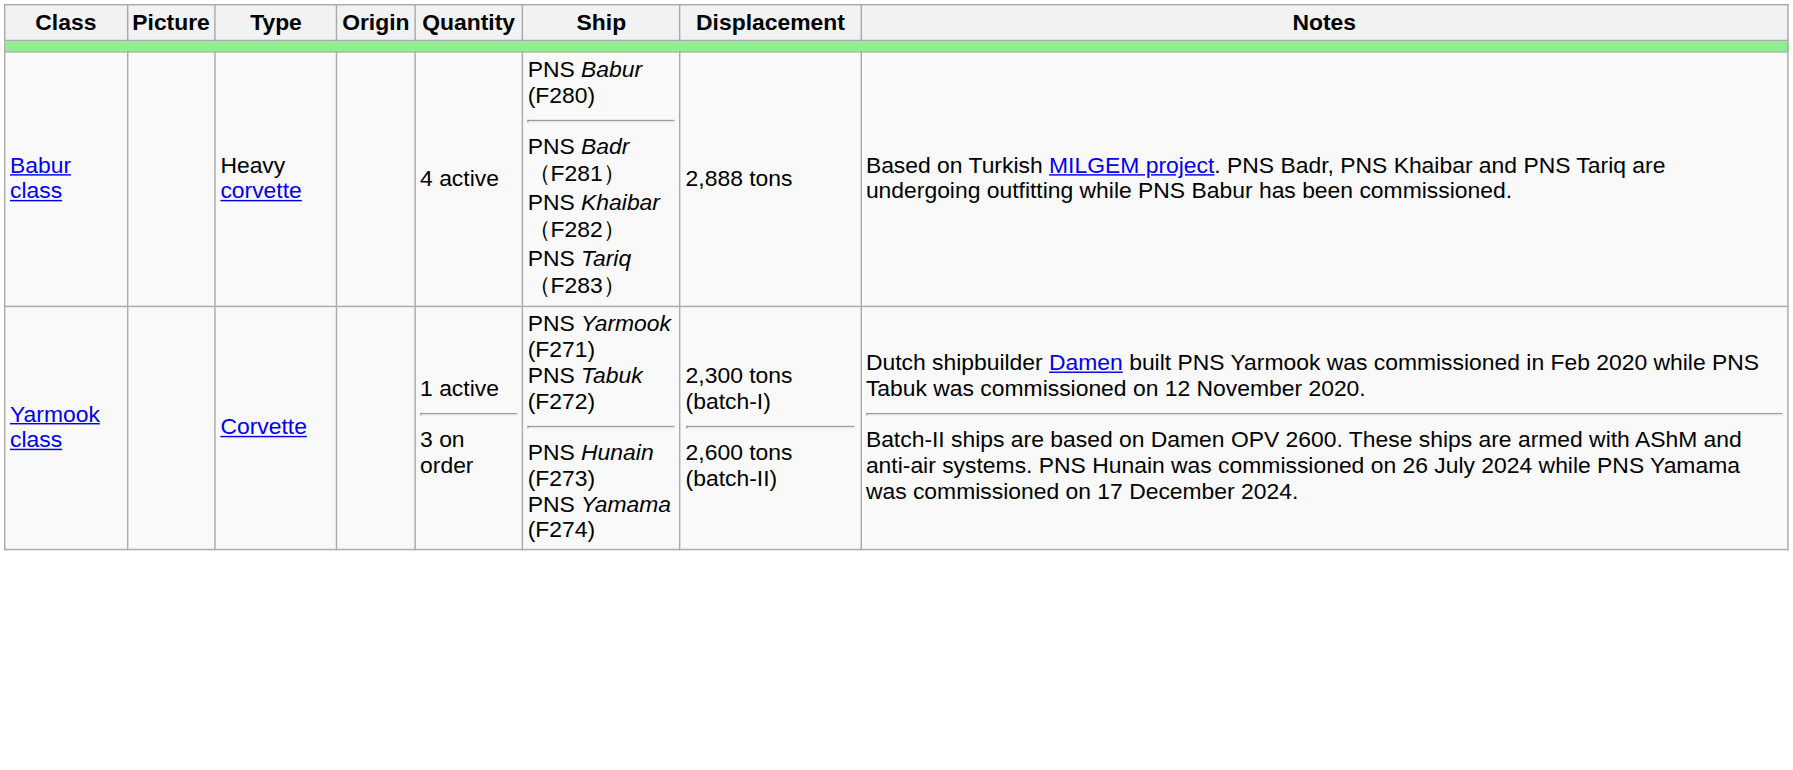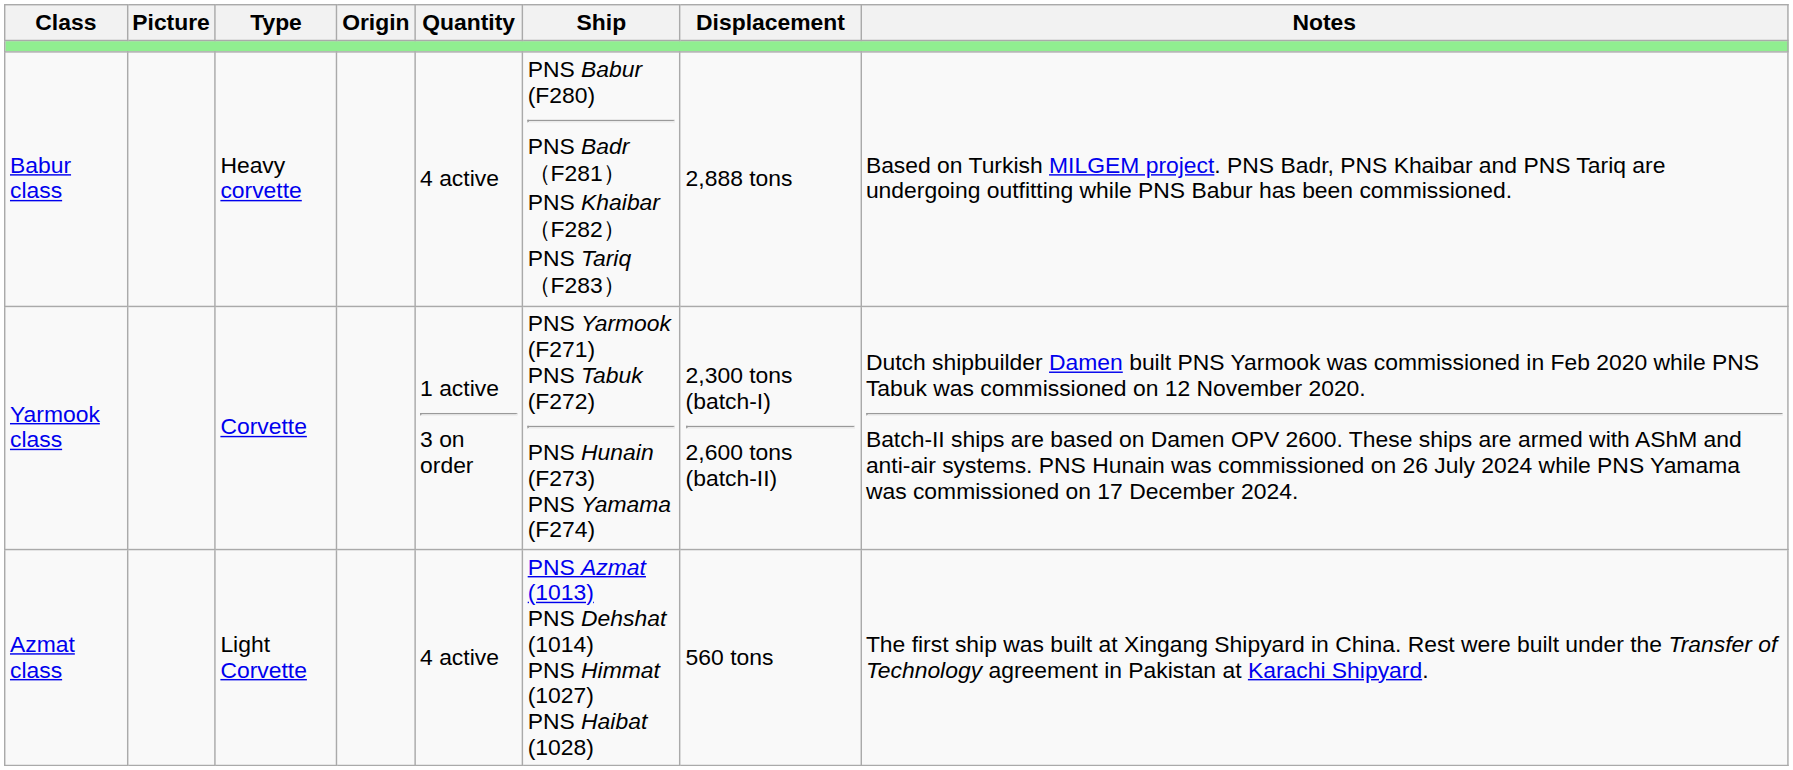+ row: (42, 656)
